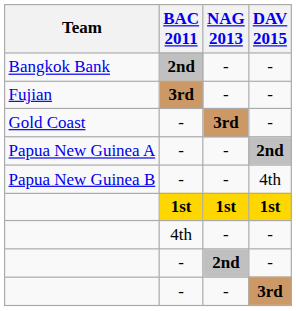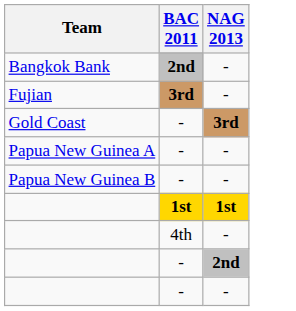- column: (270, 28)
